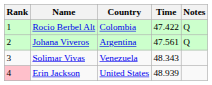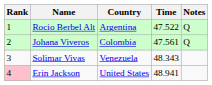(118, 27) Colombia -> (118, 27) Argentina
(166, 27) 47.422 -> (166, 27) 47.522
(118, 42) Argentina -> (118, 42) Colombia
(166, 73) 48.939 -> (166, 73) 48.941
